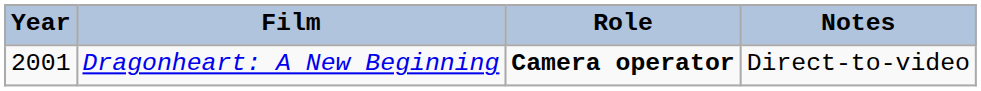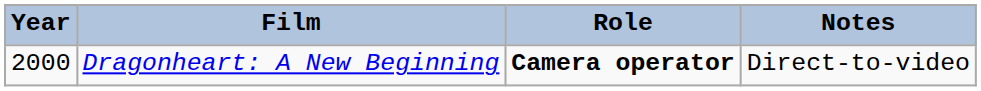(41, 65) 2001 -> (41, 65) 2000
